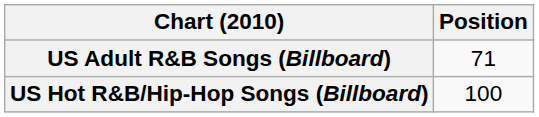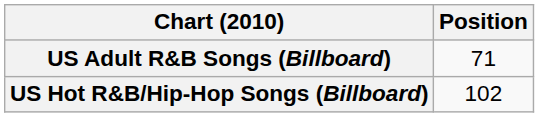(483, 93) 100 -> (483, 93) 102
